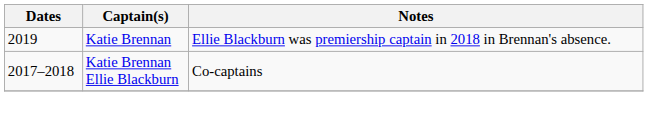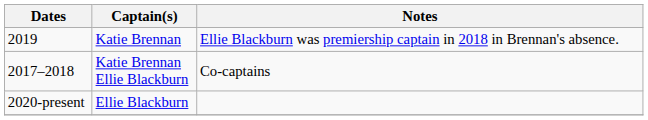+ row: (142, 102)
